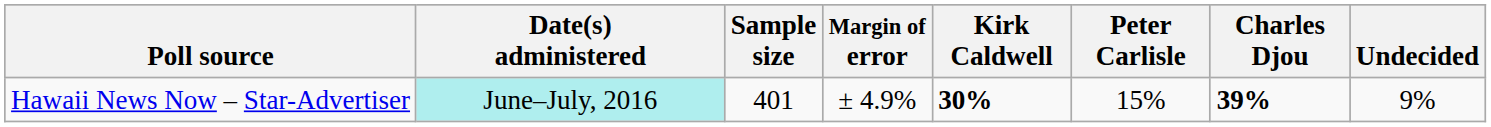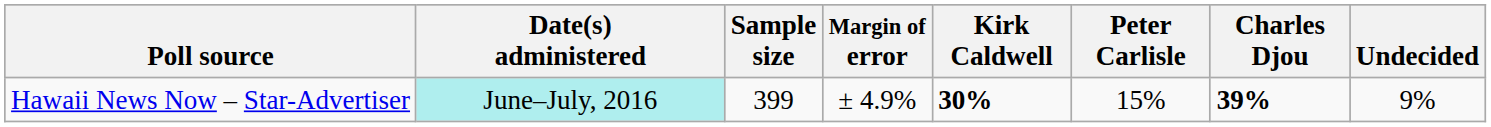(774, 99) 401 -> (774, 99) 399
